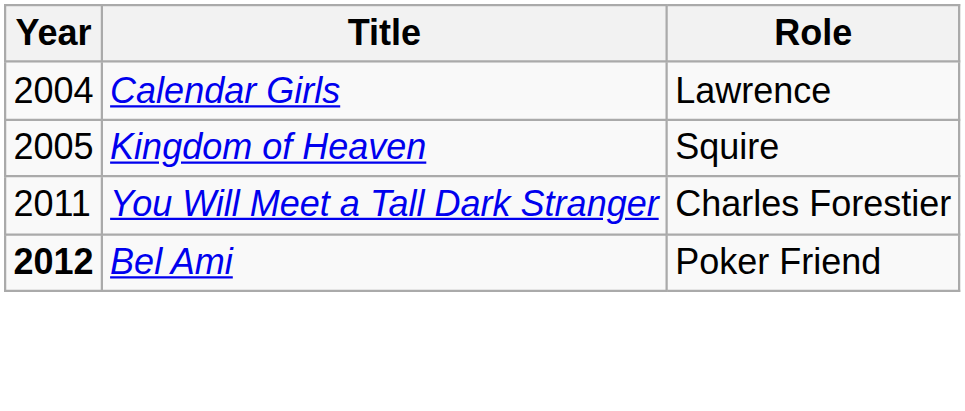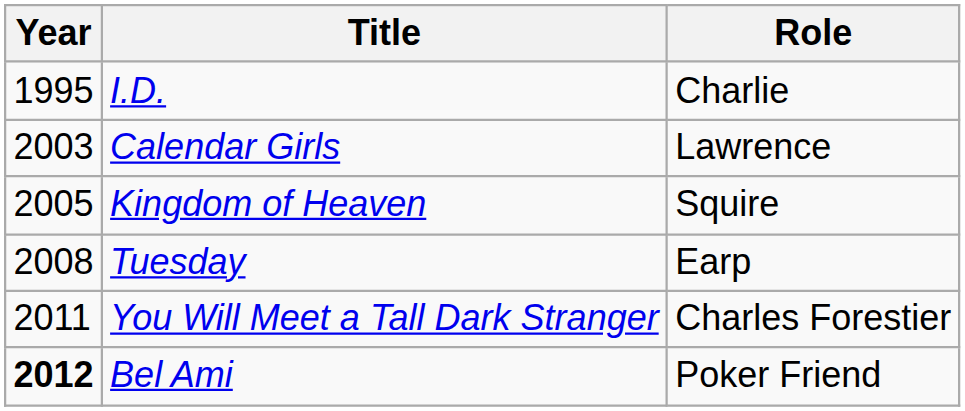+ row: (138, 90)
(53, 90) 2004 -> (53, 147) 2003
+ row: (178, 261)
